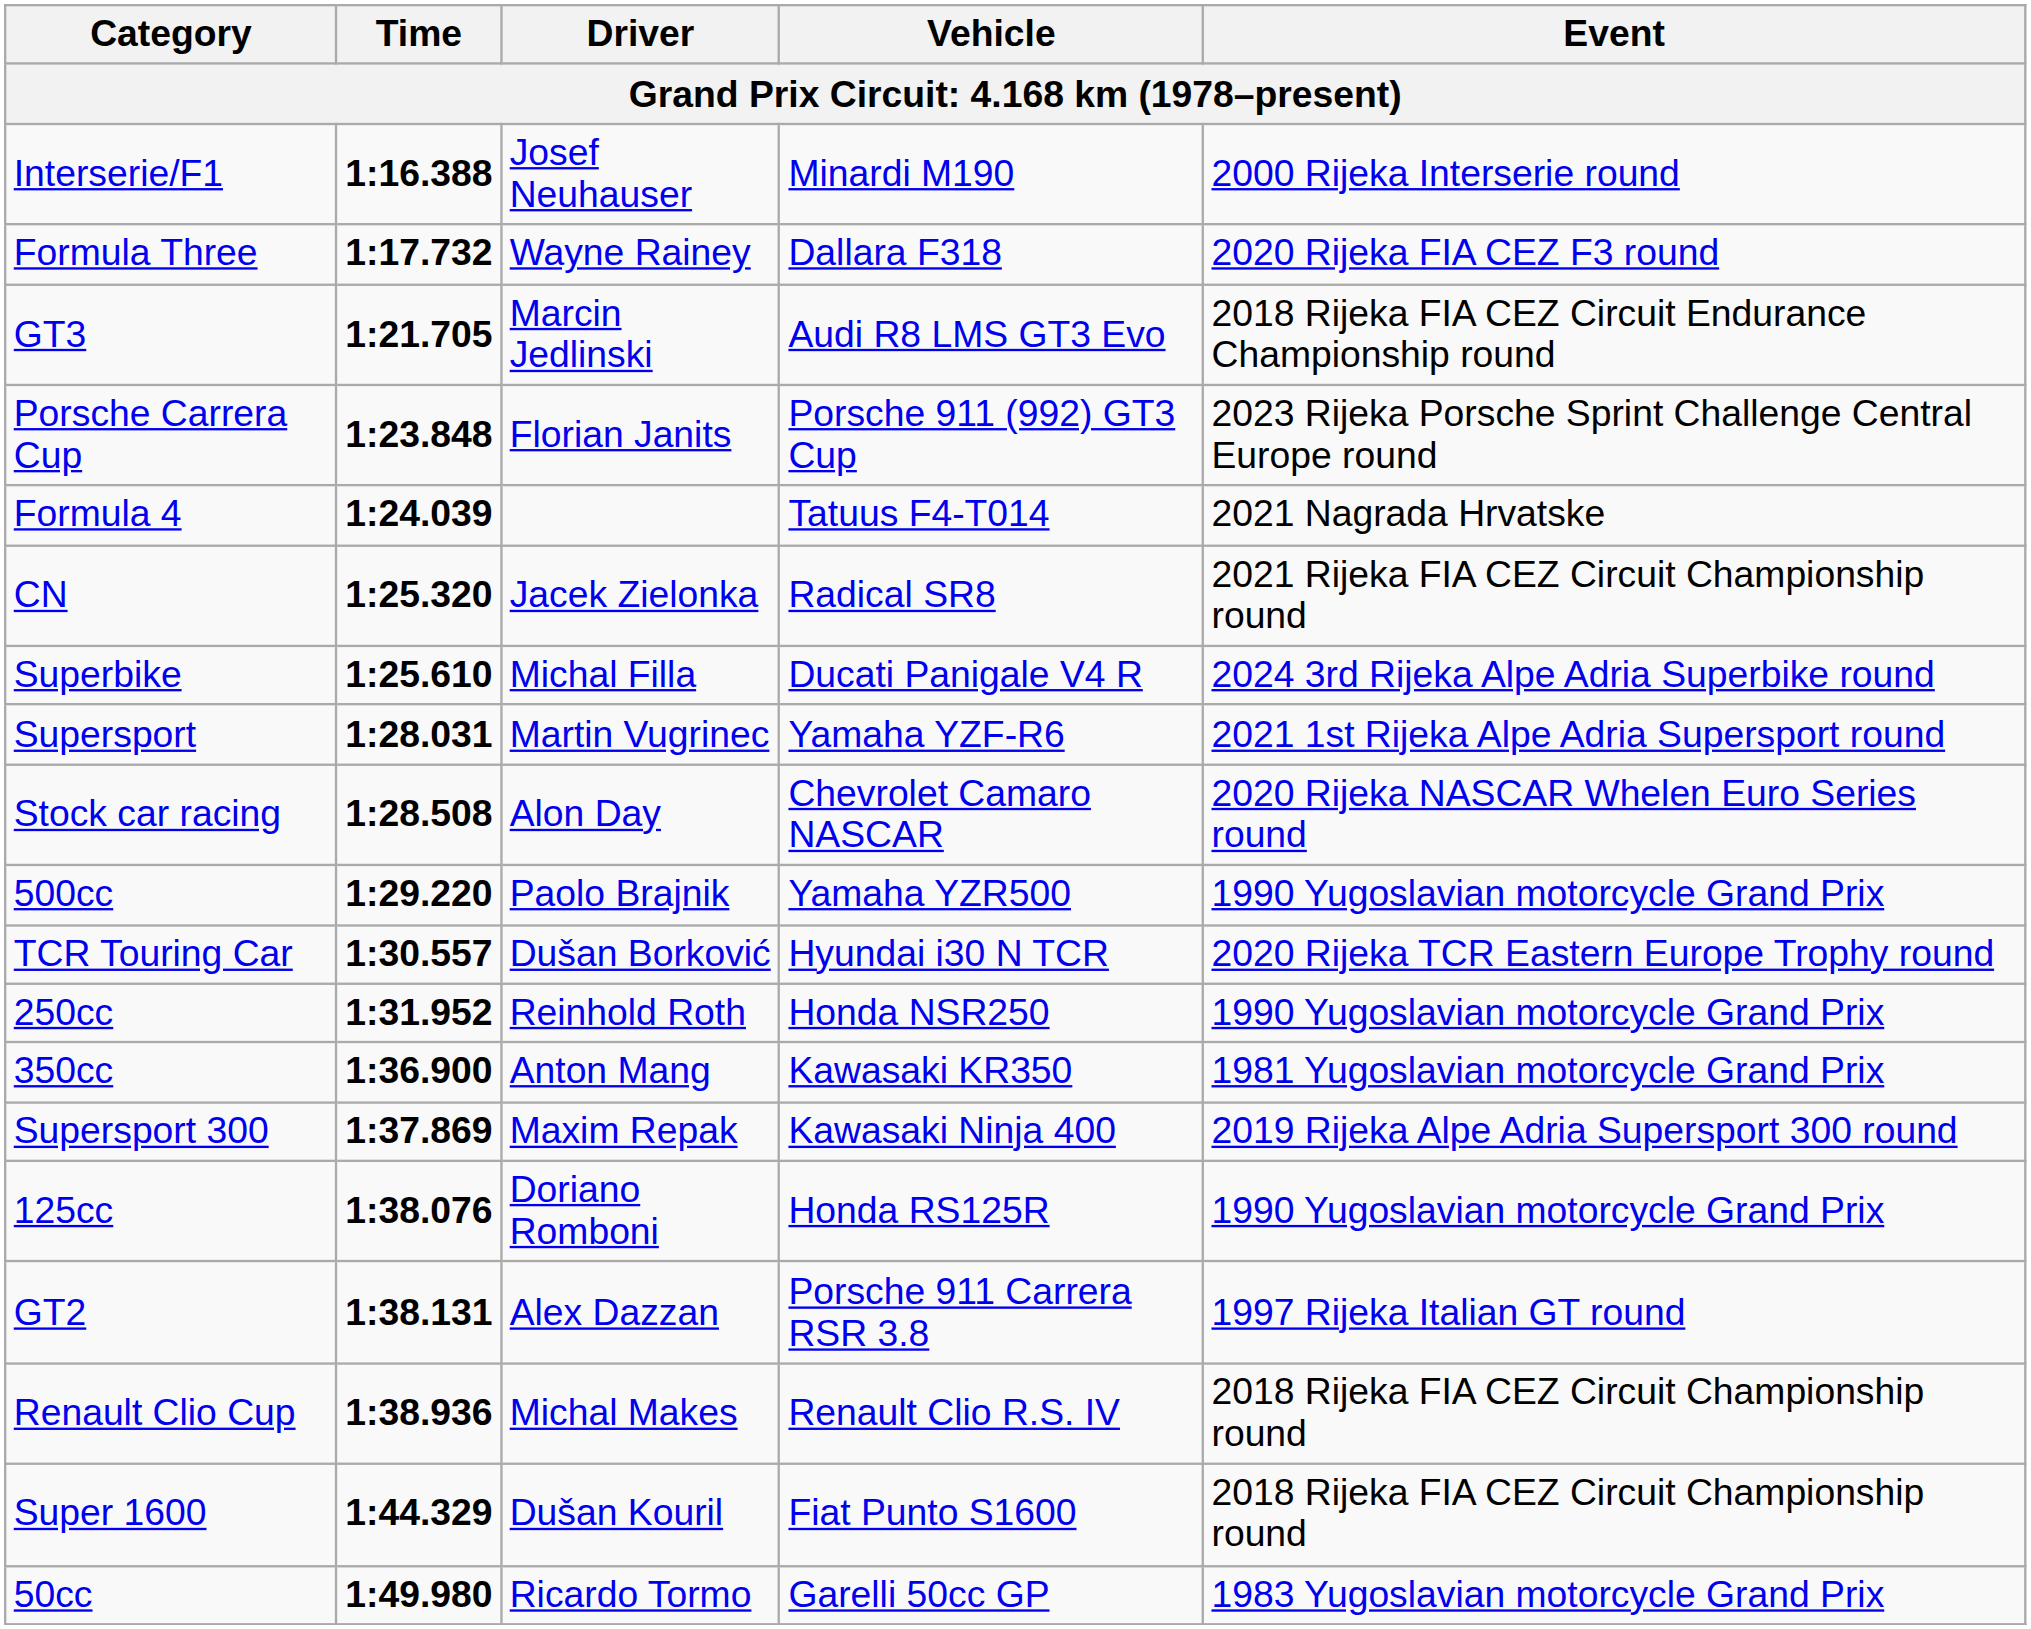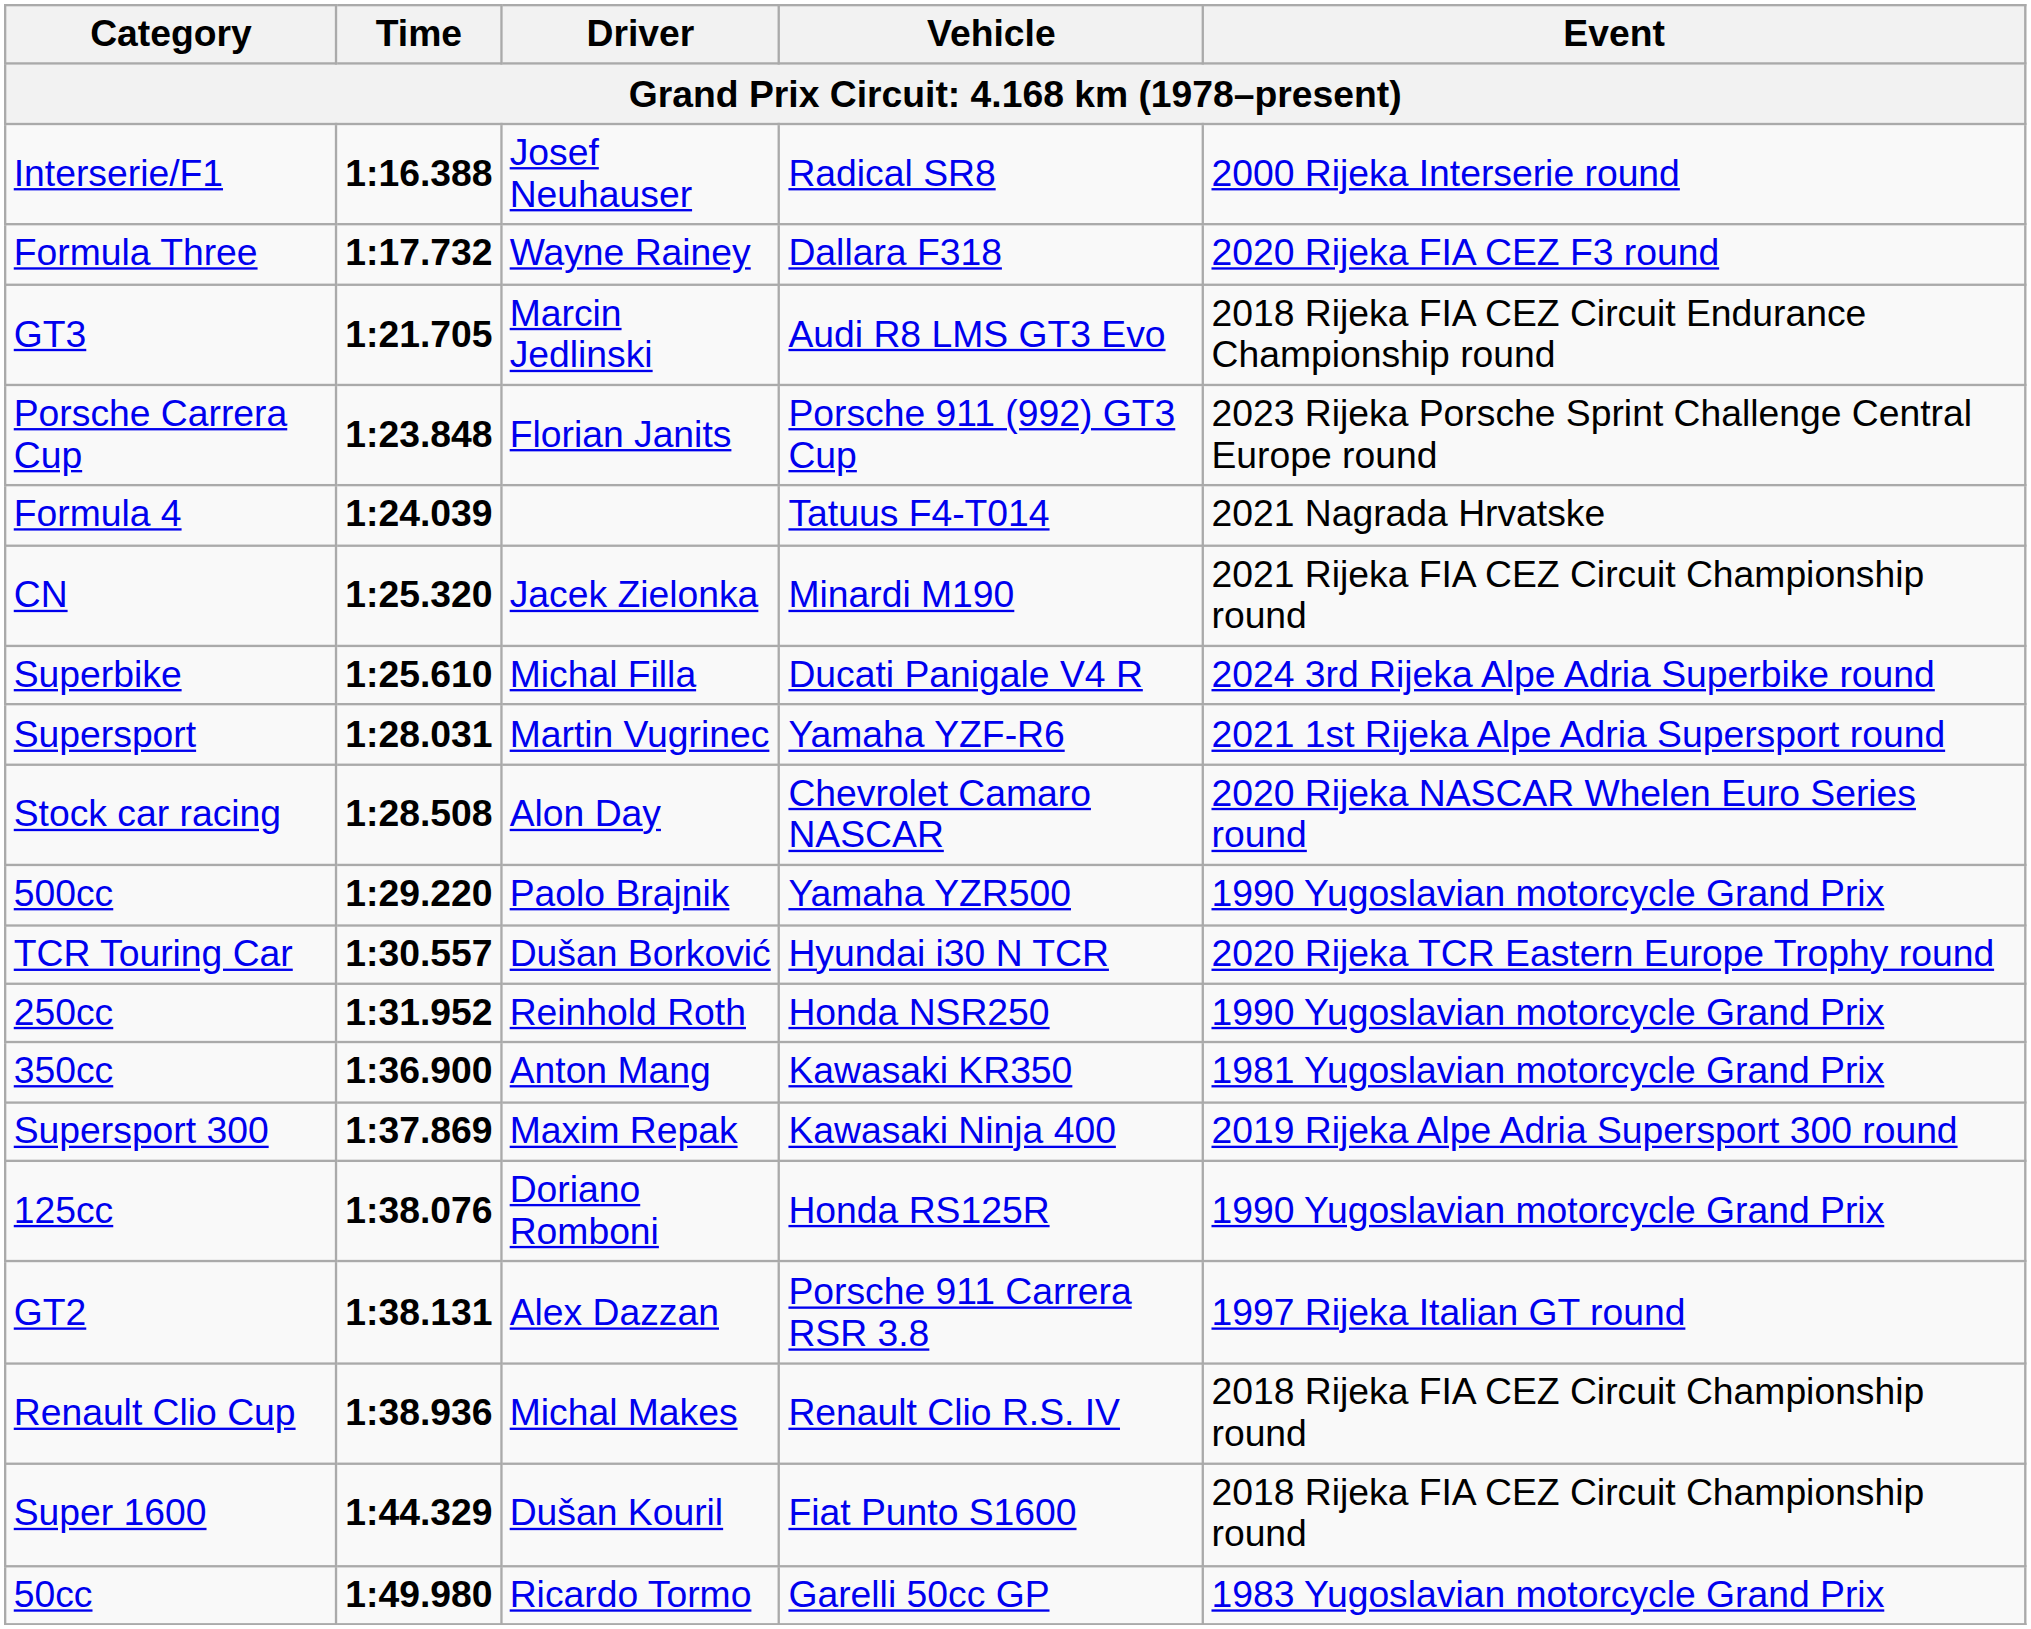(901, 173) Minardi M190 -> (892, 173) Radical SR8
(892, 594) Radical SR8 -> (901, 594) Minardi M190
